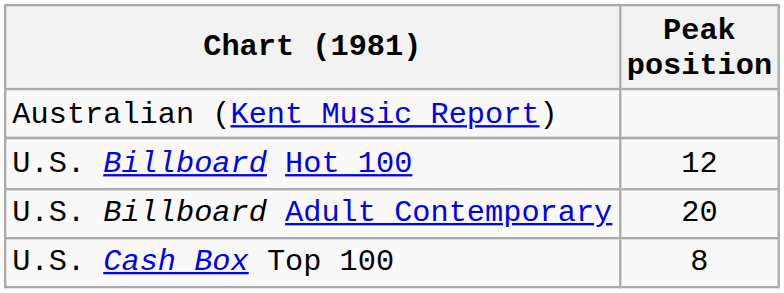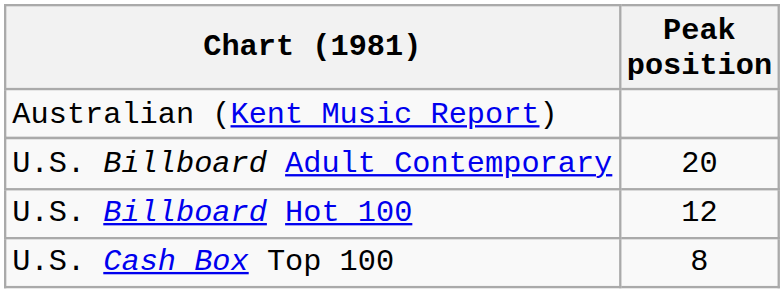rows swapped: (212, 164) <-> (312, 213)
